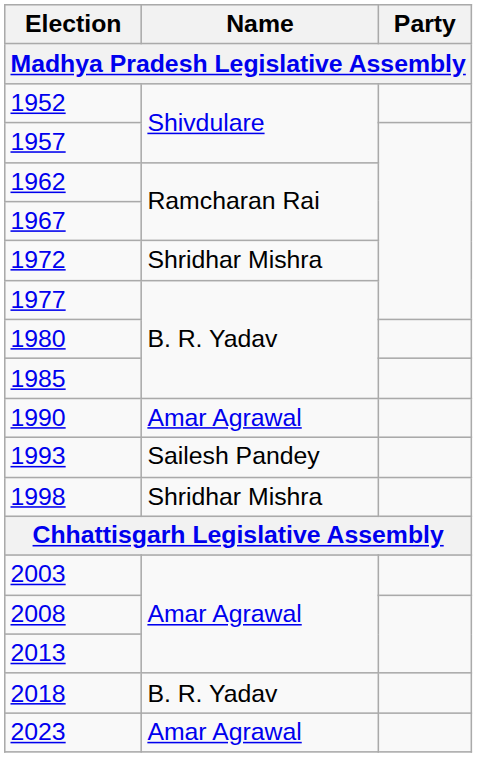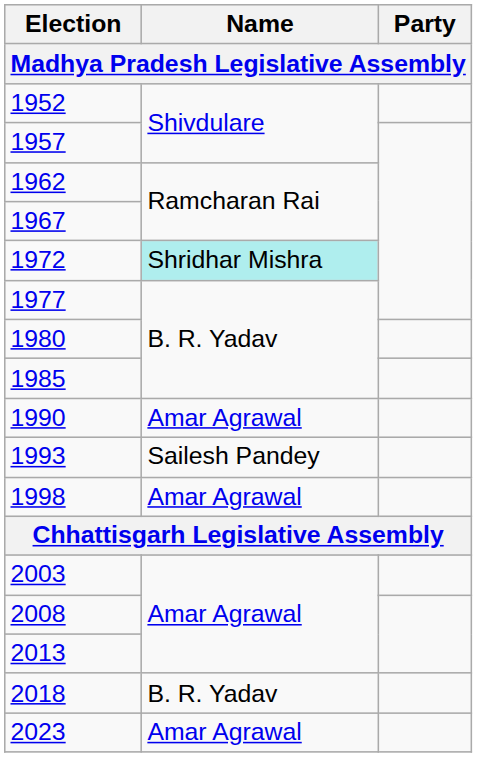(235, 260) no background -> (235, 260) paleturquoise background
(235, 496) Shridhar Mishra -> (225, 496) Amar Agrawal
